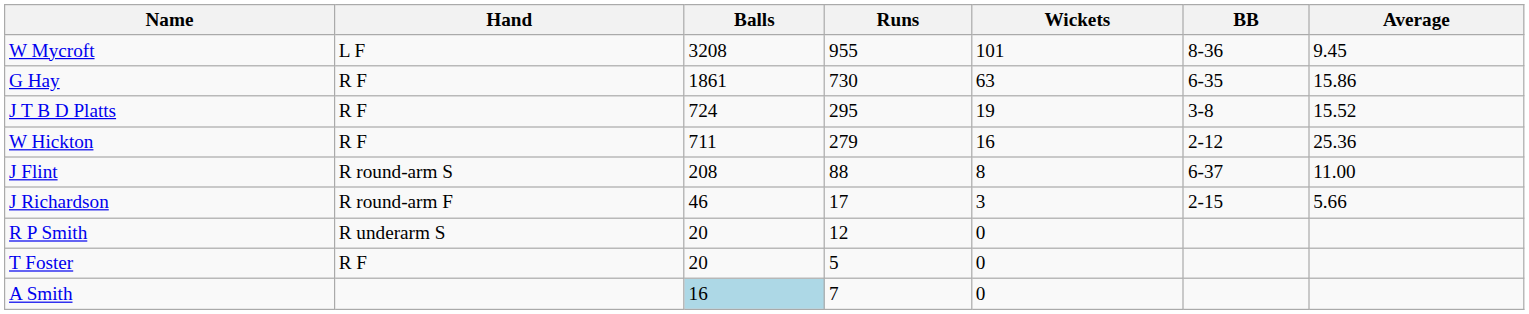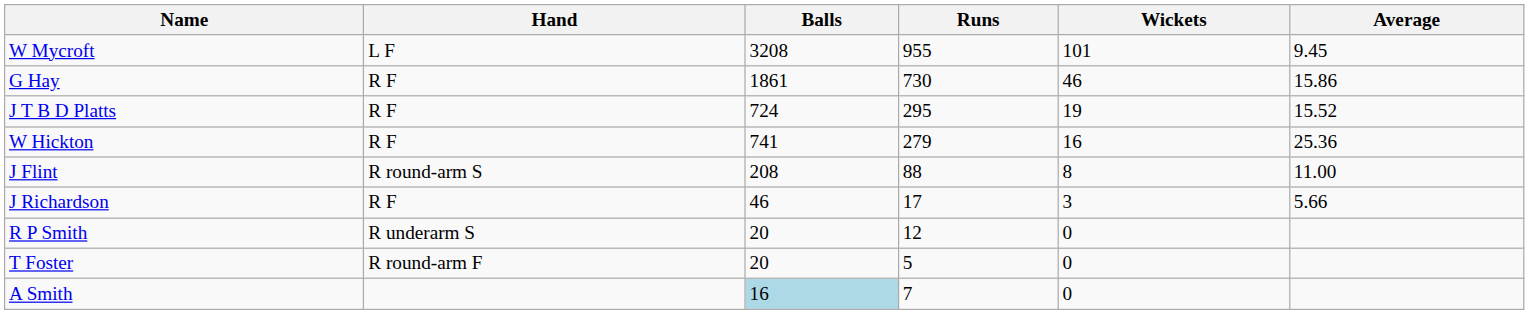- column: (1246, 19)
(985, 80) 63 -> (1072, 80) 46
(703, 141) 711 -> (764, 141) 741
(396, 202) R round-arm F -> (382, 202) R F
(353, 263) R F -> (425, 263) R round-arm F
